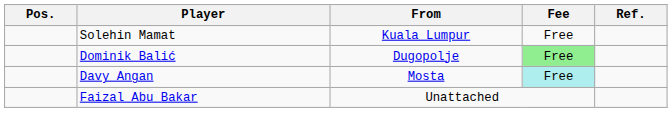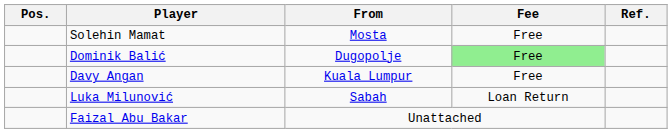(426, 35) Kuala Lumpur -> (368, 35) Mosta
(426, 76) Mosta -> (368, 76) Kuala Lumpur
(559, 76) paleturquoise background -> (528, 76) no background
+ row: (121, 97)
